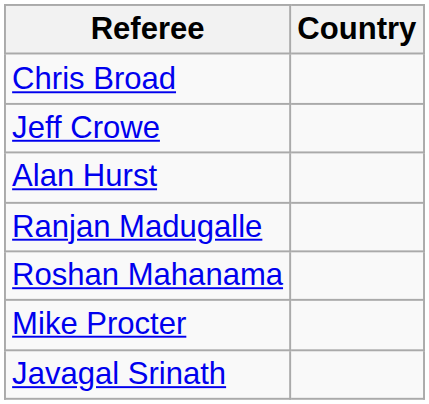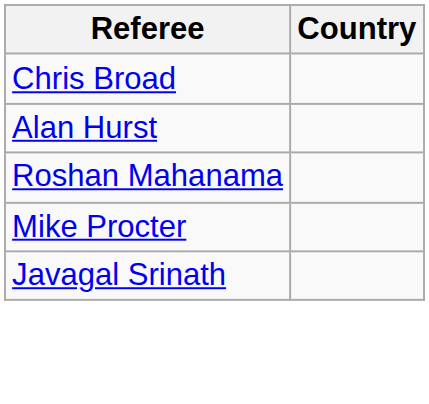- row: (86, 127)
- row: (137, 226)
